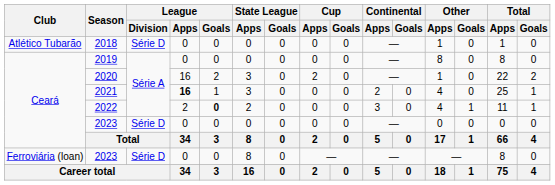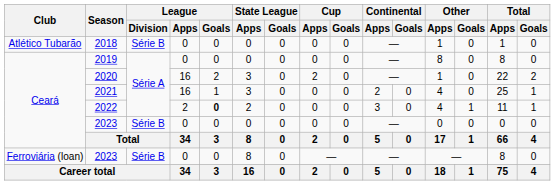(148, 44) Série D -> (148, 44) Série B
(185, 92) bold -> (185, 92) normal
(148, 124) Série D -> (148, 124) Série B
(148, 156) Série D -> (148, 156) Série B
